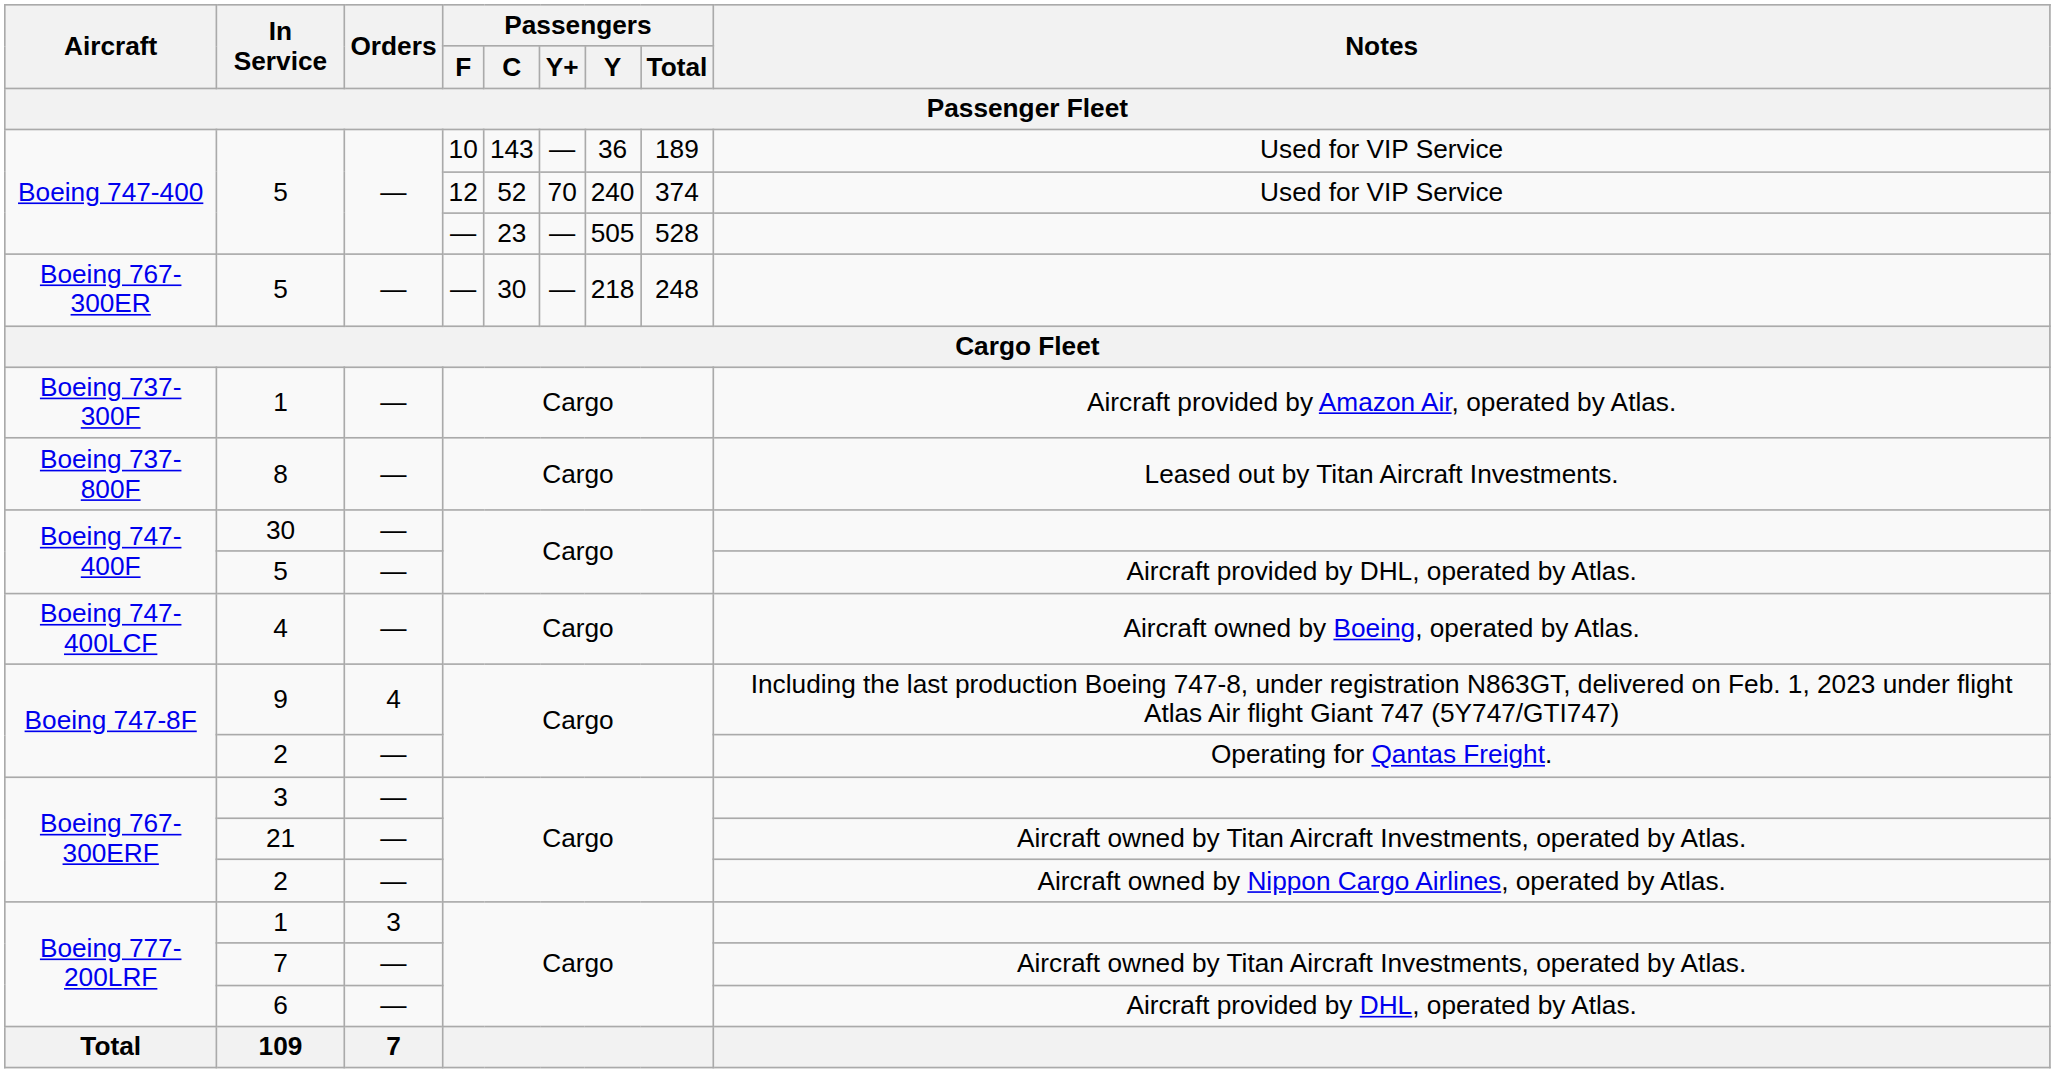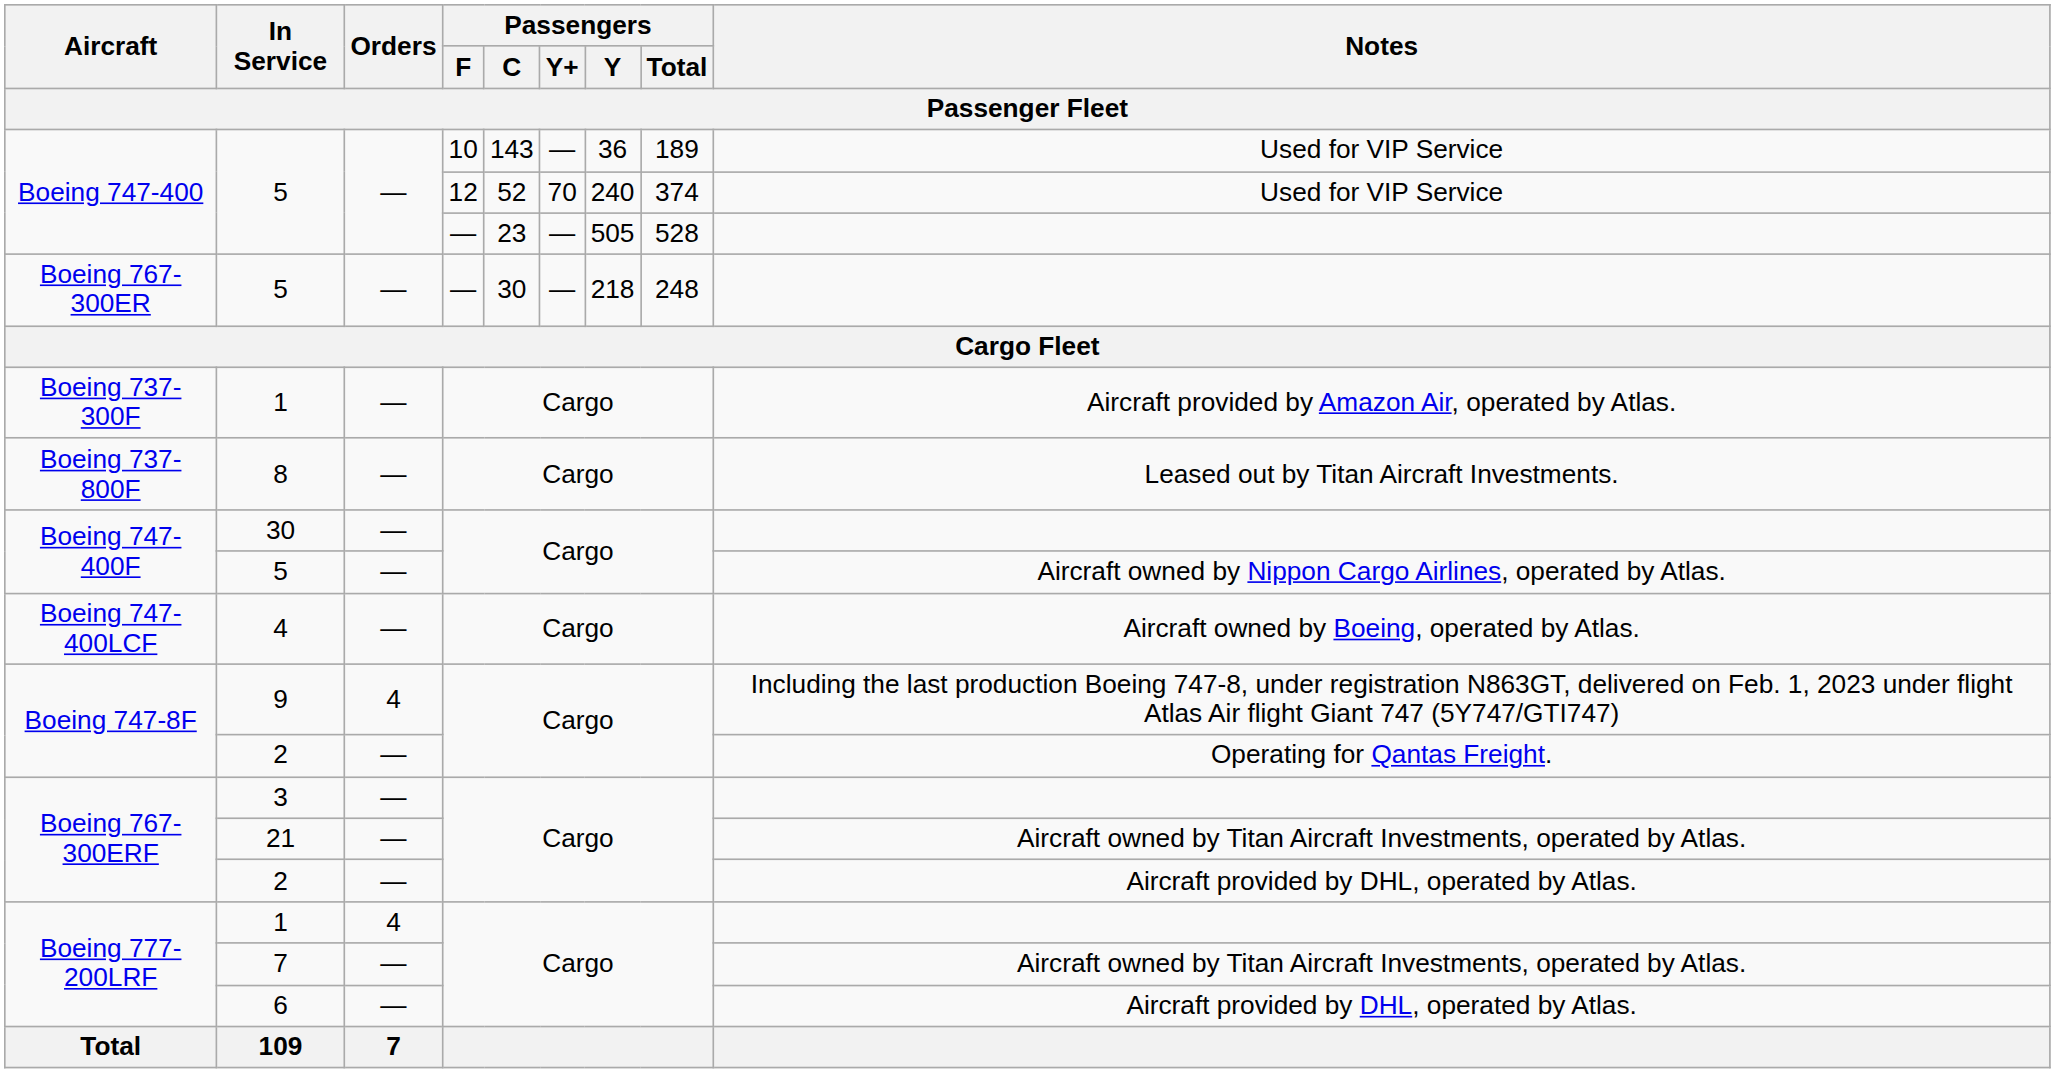(1382, 571) Aircraft provided by DHL, operated by Atlas. -> (1382, 571) Aircraft owned by Nippon Cargo Airlines, operated by Atlas.
(1382, 880) Aircraft owned by Nippon Cargo Airlines, operated by Atlas. -> (1382, 880) Aircraft provided by DHL, operated by Atlas.
(393, 921) 3 -> (393, 921) 4
